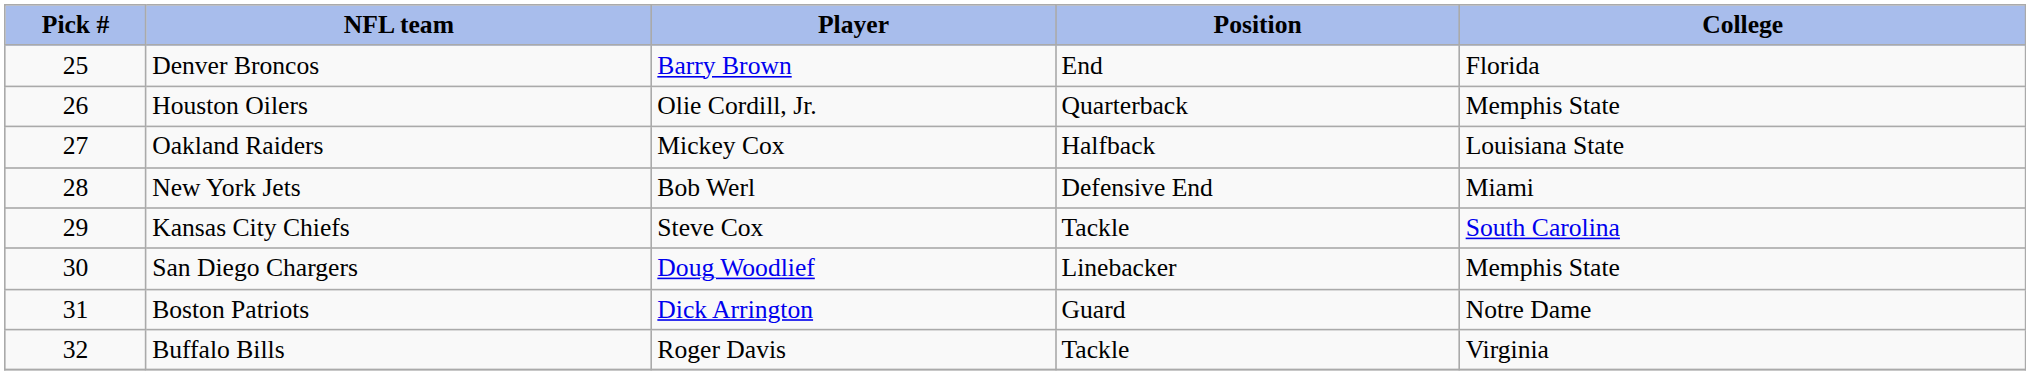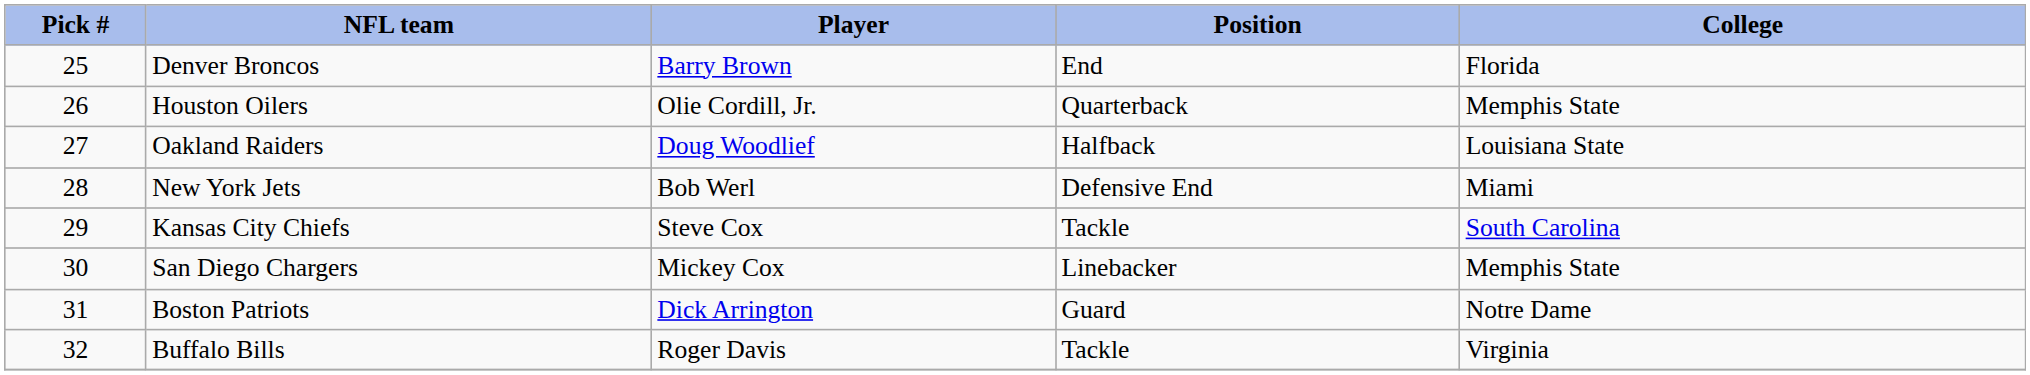(721, 146) Mickey Cox -> (736, 146) Doug Woodlief
(736, 268) Doug Woodlief -> (721, 268) Mickey Cox
